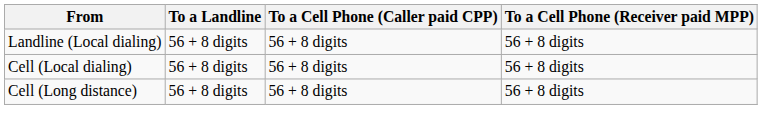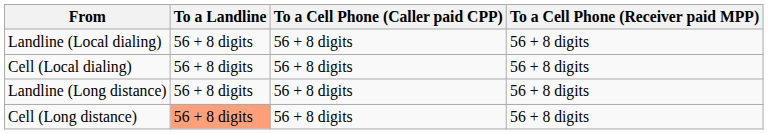+ row: (87, 91)
(208, 91) no background -> (213, 116) lightsalmon background
